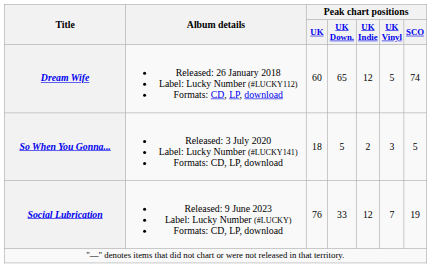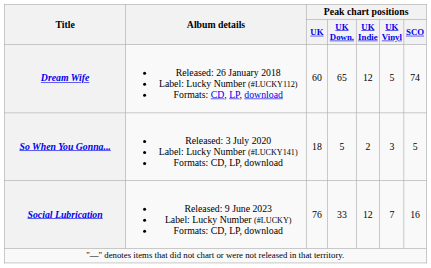(415, 214) 19 -> (415, 214) 16
